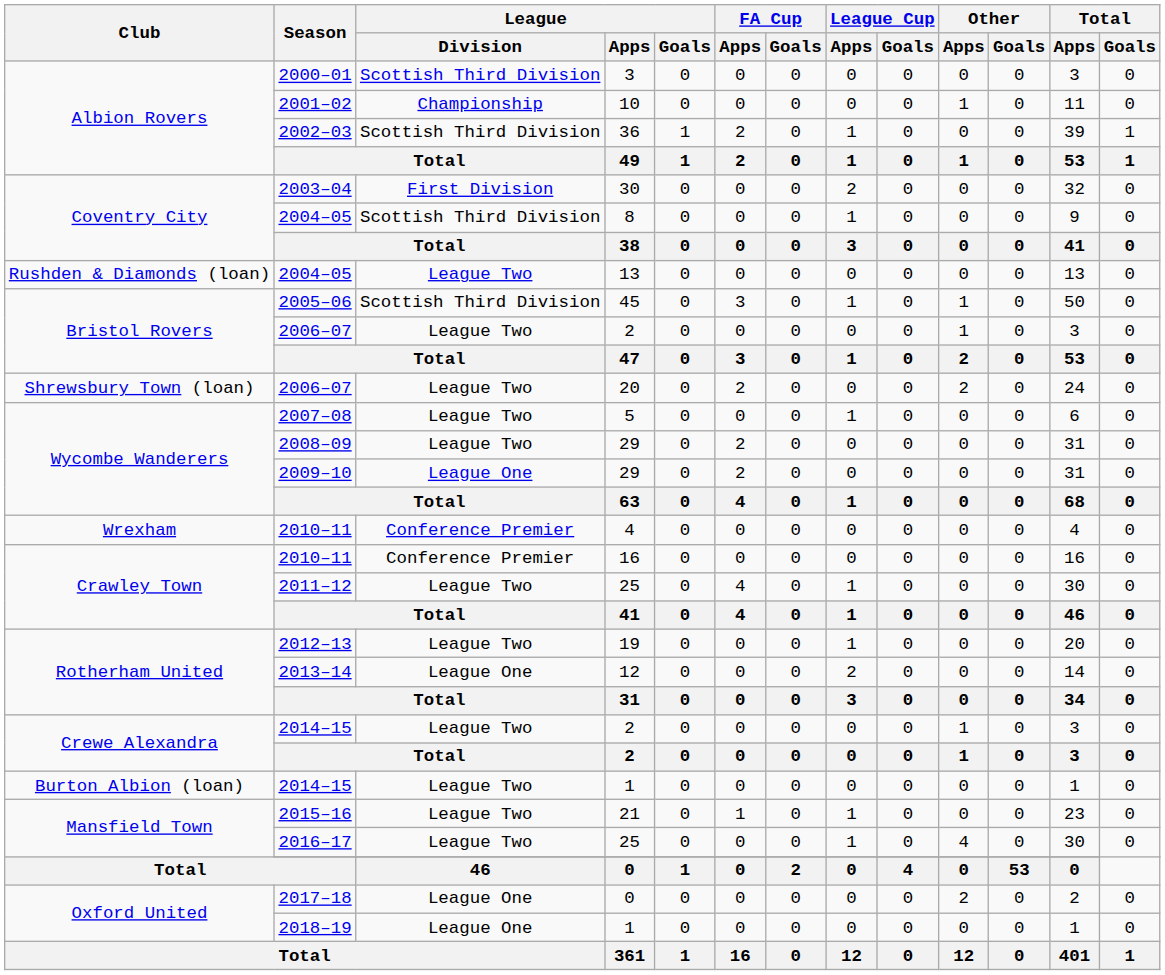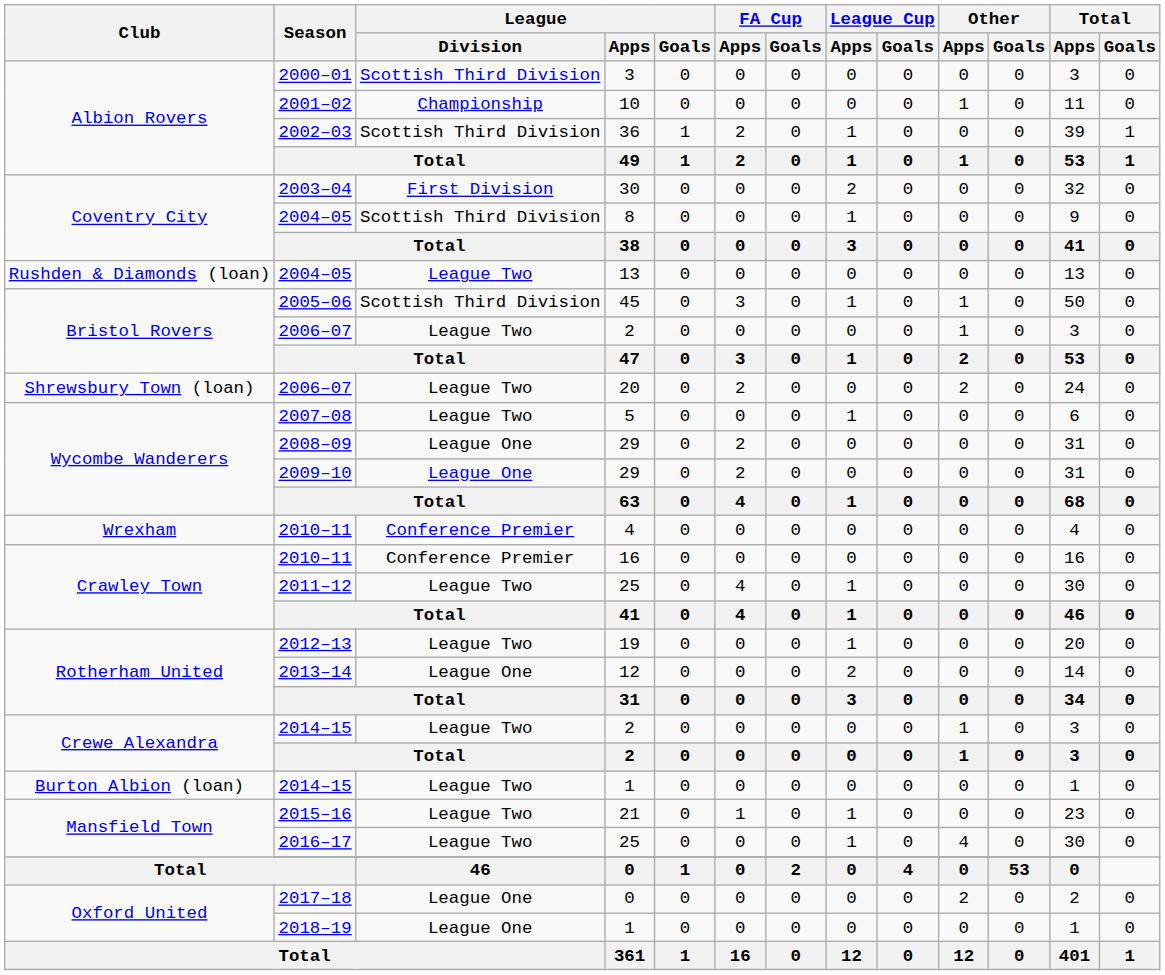(480, 445) League Two -> (480, 445) League One
